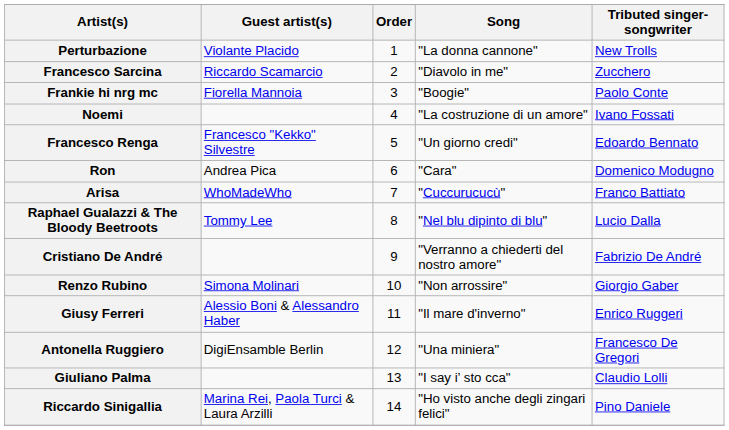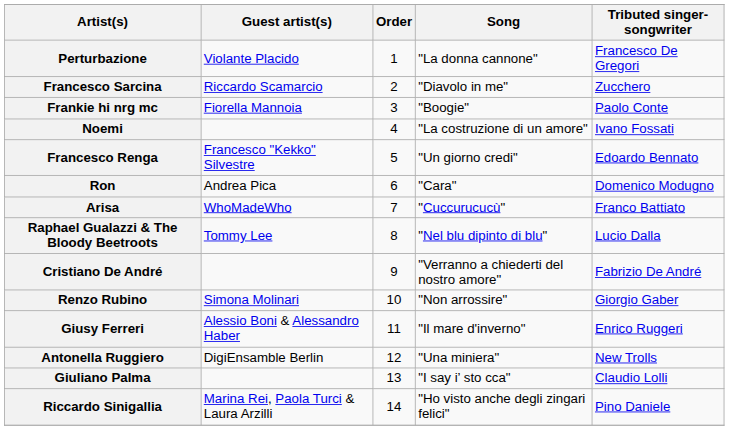(626, 51) New Trolls -> (636, 58) Francesco De Gregori
(636, 349) Francesco De Gregori -> (626, 357) New Trolls
